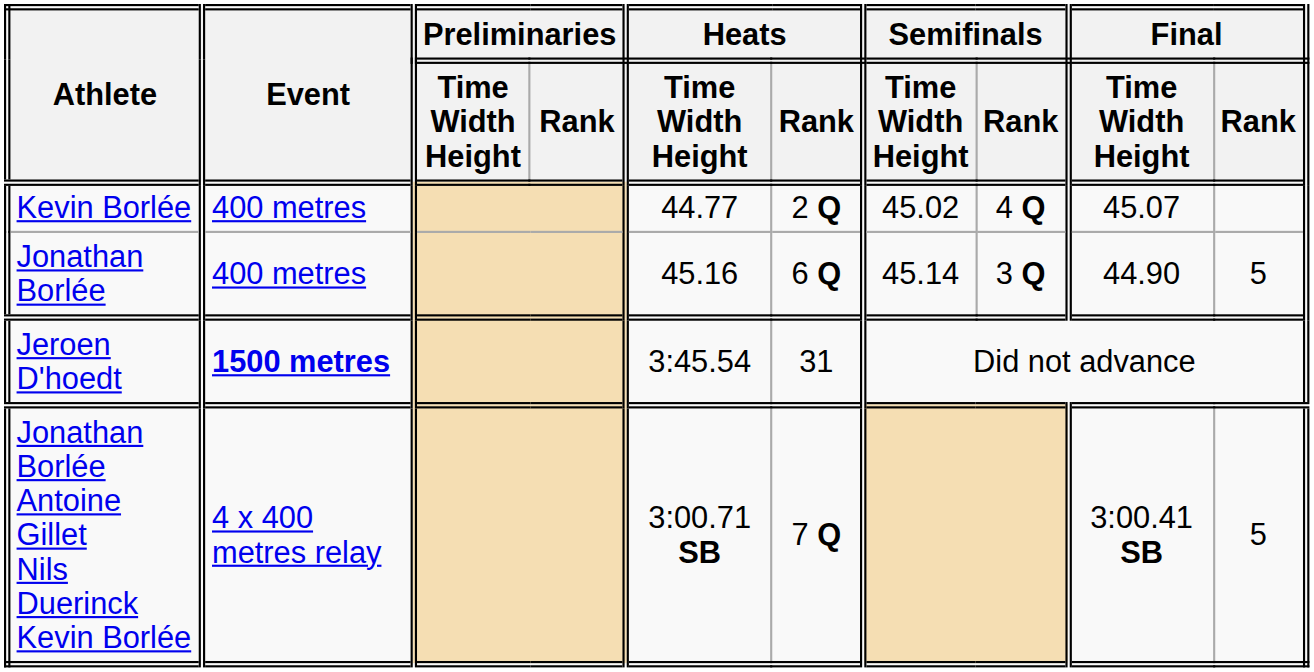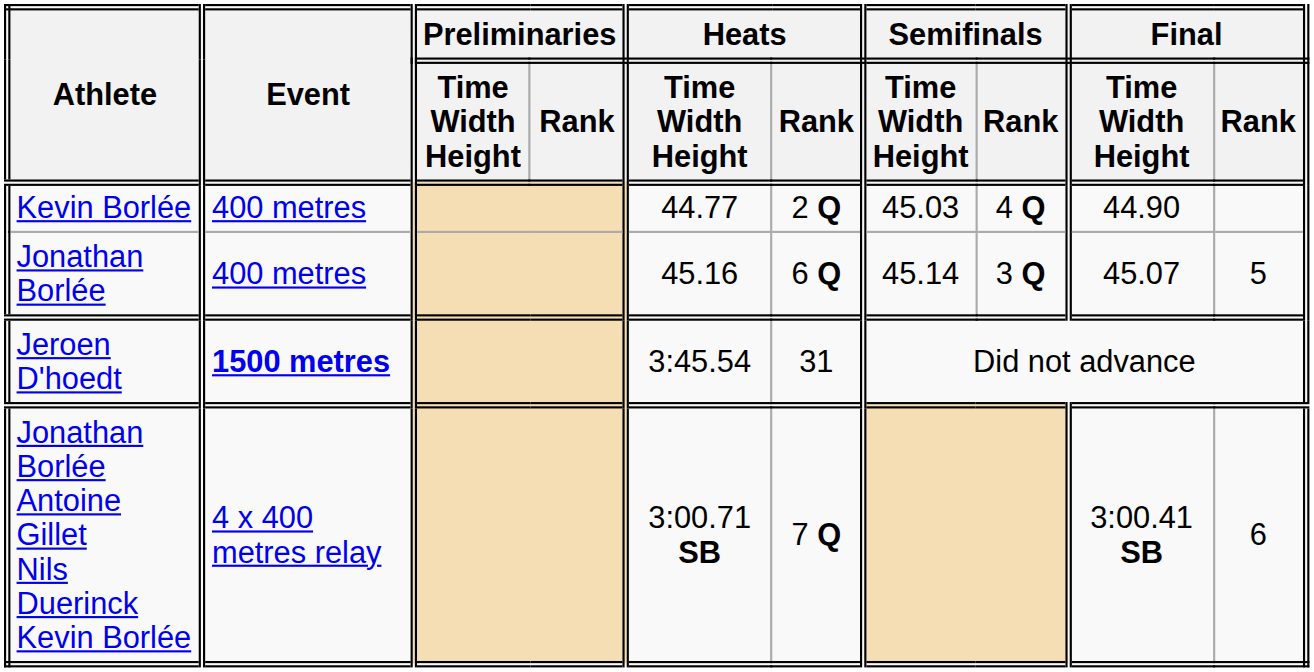(921, 208) 45.02 -> (921, 208) 45.03
(1142, 208) 45.07 -> (1142, 208) 44.90
(1142, 274) 44.90 -> (1142, 274) 45.07
(1258, 534) 5 -> (1258, 534) 6
